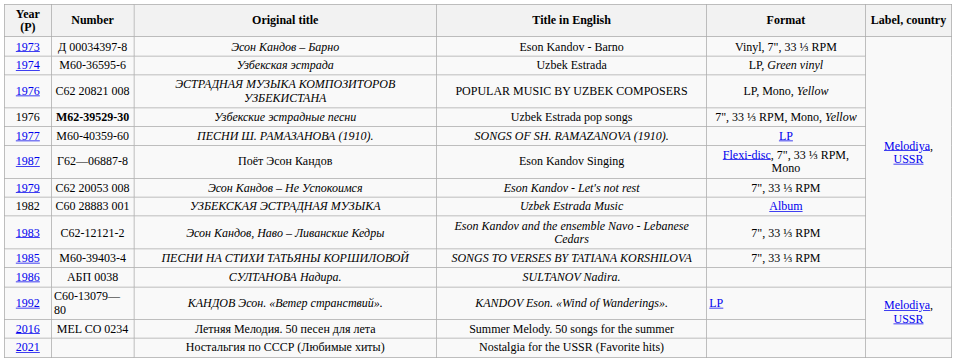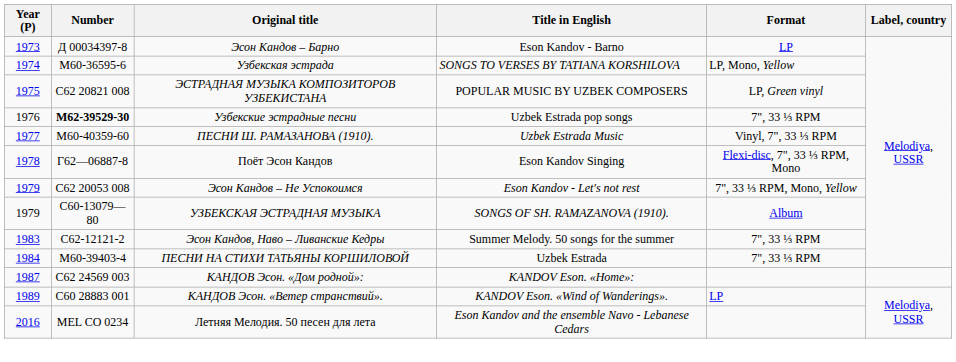(786, 46) Vinyl, 7", 33 ⅓ RPM -> (786, 46) LP
(572, 65) Uzbek Estrada -> (560, 65) SONGS TO VERSES BY TATIANA KORSHILOVA
(786, 65) LP, Green vinyl -> (752, 65) LP, Mono, Yellow
(28, 91) 1976 -> (28, 91) 1975
(786, 91) LP, Mono, Yellow -> (786, 91) LP, Green vinyl
(786, 117) 7", 33 ⅓ RPM, Mono, Yellow -> (786, 117) 7", 33 ⅓ RPM
(572, 136) SONGS OF SH. RAMAZANOVA (1910). -> (572, 136) Uzbek Estrada Music
(786, 136) LP -> (786, 136) Vinyl, 7", 33 ⅓ RPM
(28, 161) 1987 -> (28, 161) 1978
(786, 187) 7", 33 ⅓ RPM -> (786, 187) 7", 33 ⅓ RPM, Mono, Yellow
(28, 206) 1982 -> (28, 213) 1979
(93, 206) С60 28883 001 -> (93, 213) С60-13079—80
(572, 206) Uzbek Estrada Music -> (572, 213) SONGS OF SH. RAMAZANOVA (1910).
(572, 232) Eson Kandov and the ensemble Navo - Lebanese Cedars -> (572, 239) Summer Melody. 50 songs for the summer
(28, 258) 1985 -> (28, 258) 1984
(572, 258) SONGS TO VERSES BY TATIANA KORSHILOVA -> (572, 258) Uzbek Estrada
- row: (285, 277)
+ row: (285, 277)
(28, 303) 1992 -> (28, 296) 1989
(87, 303) С60-13079—80 -> (93, 296) С60 28883 001
(572, 328) Summer Melody. 50 songs for the summer -> (572, 322) Eson Kandov and the ensemble Navo - Lebanese Cedars
- row: (285, 347)
